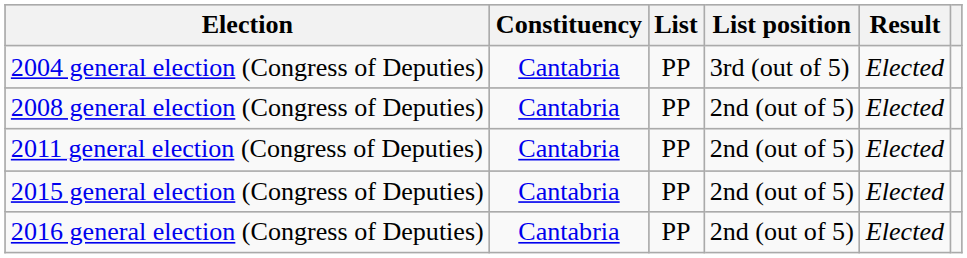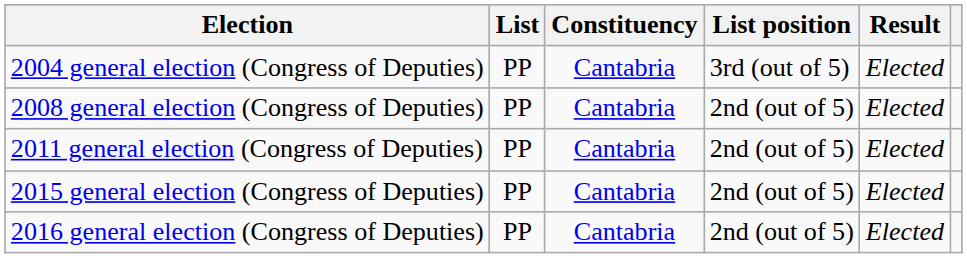columns swapped: (676, 25) <-> (569, 25)
